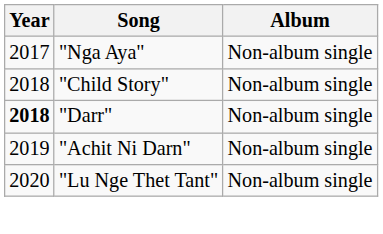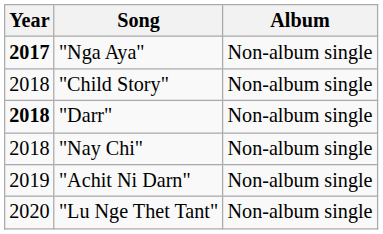(29, 52) normal -> (29, 52) bold
+ row: (101, 148)
